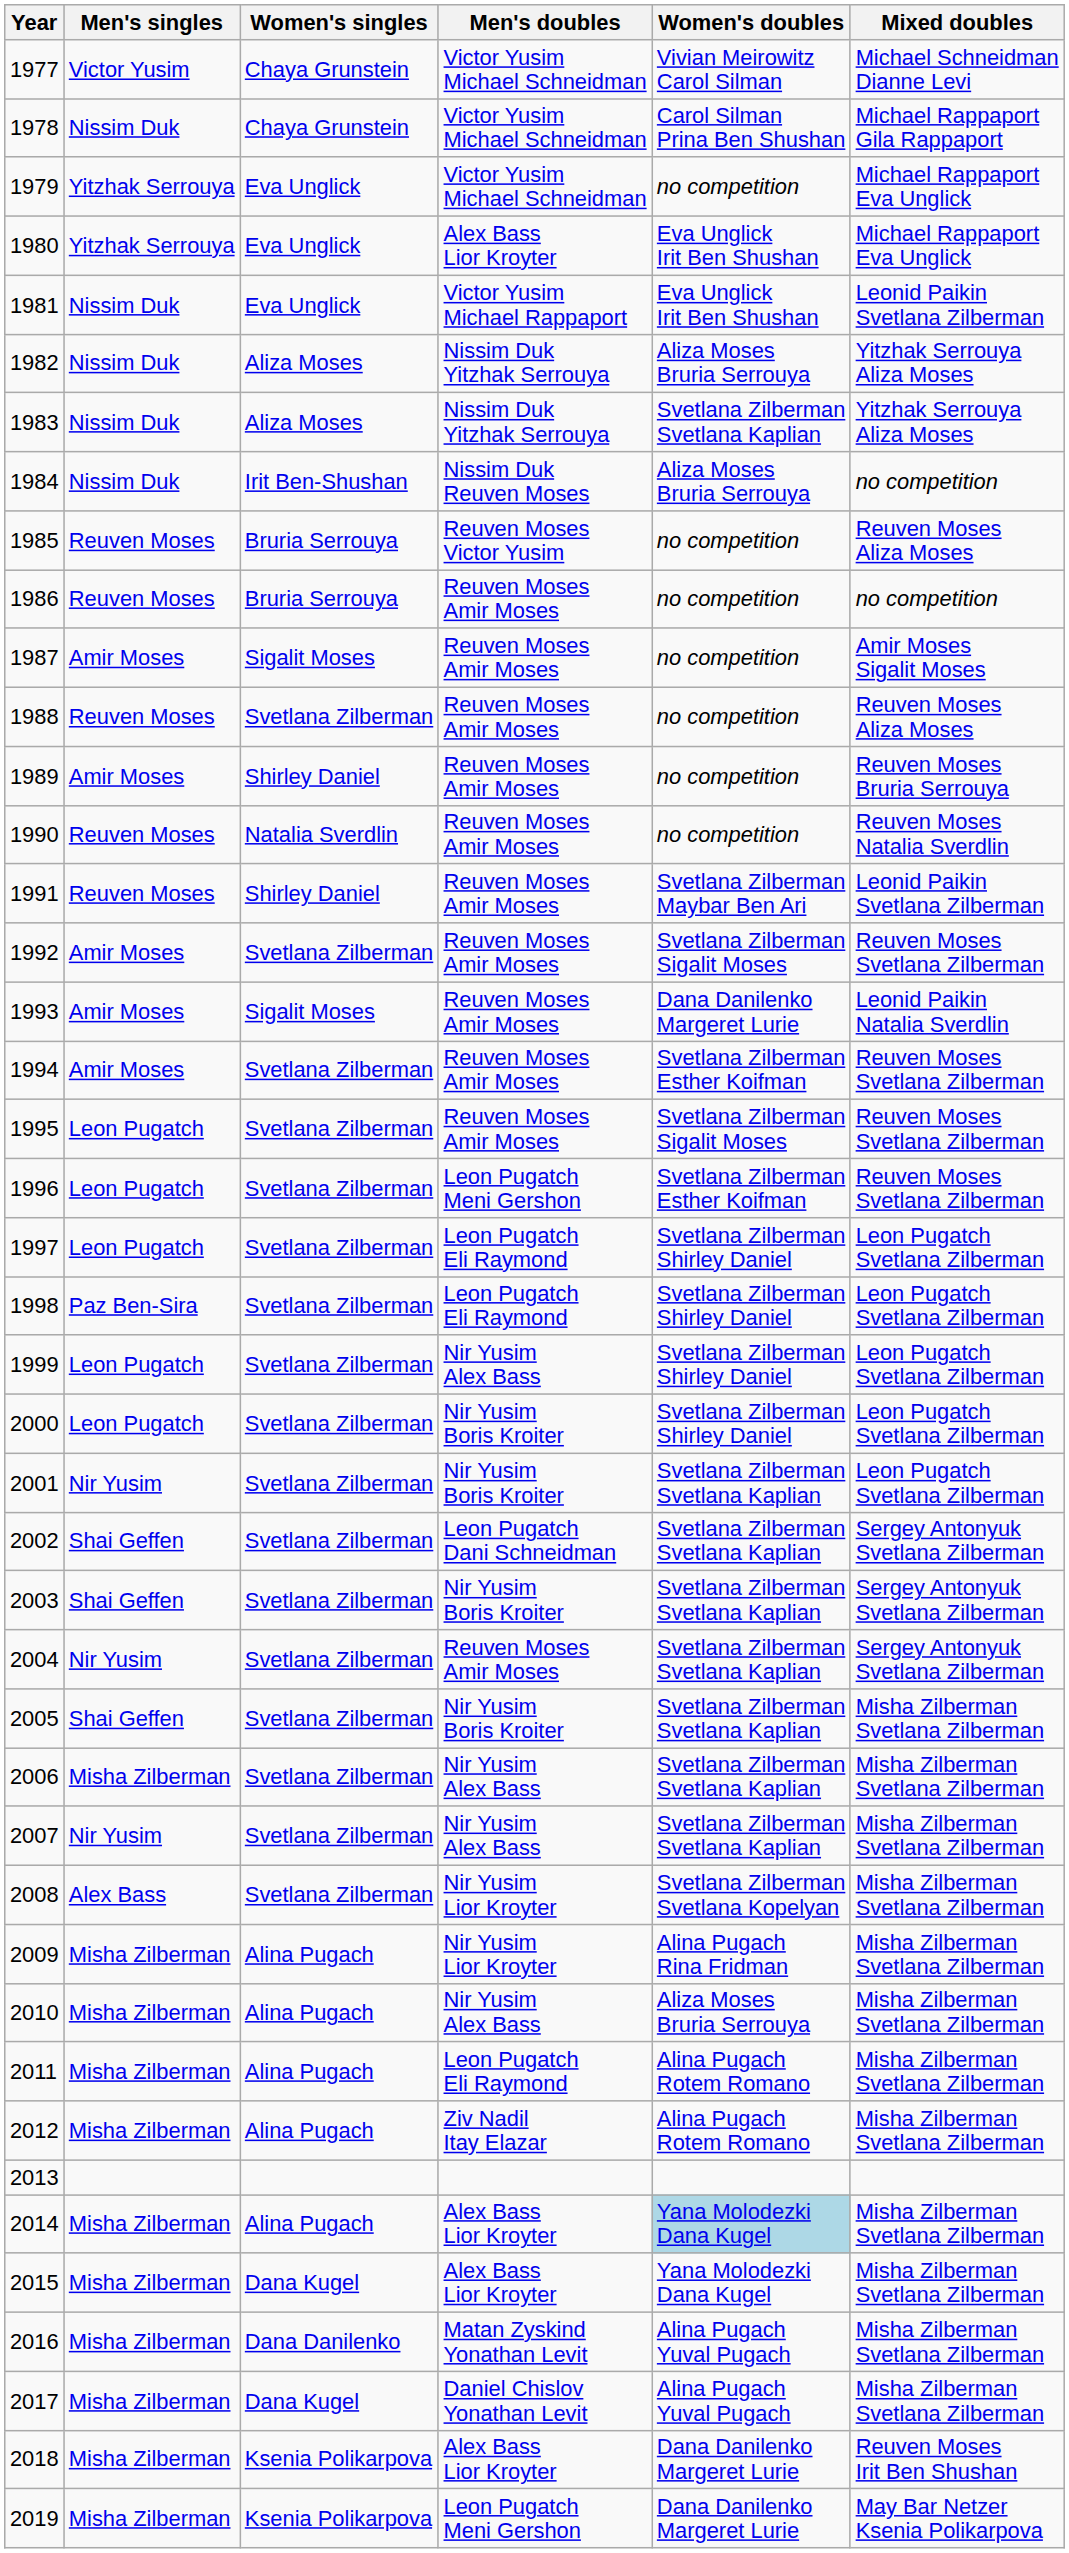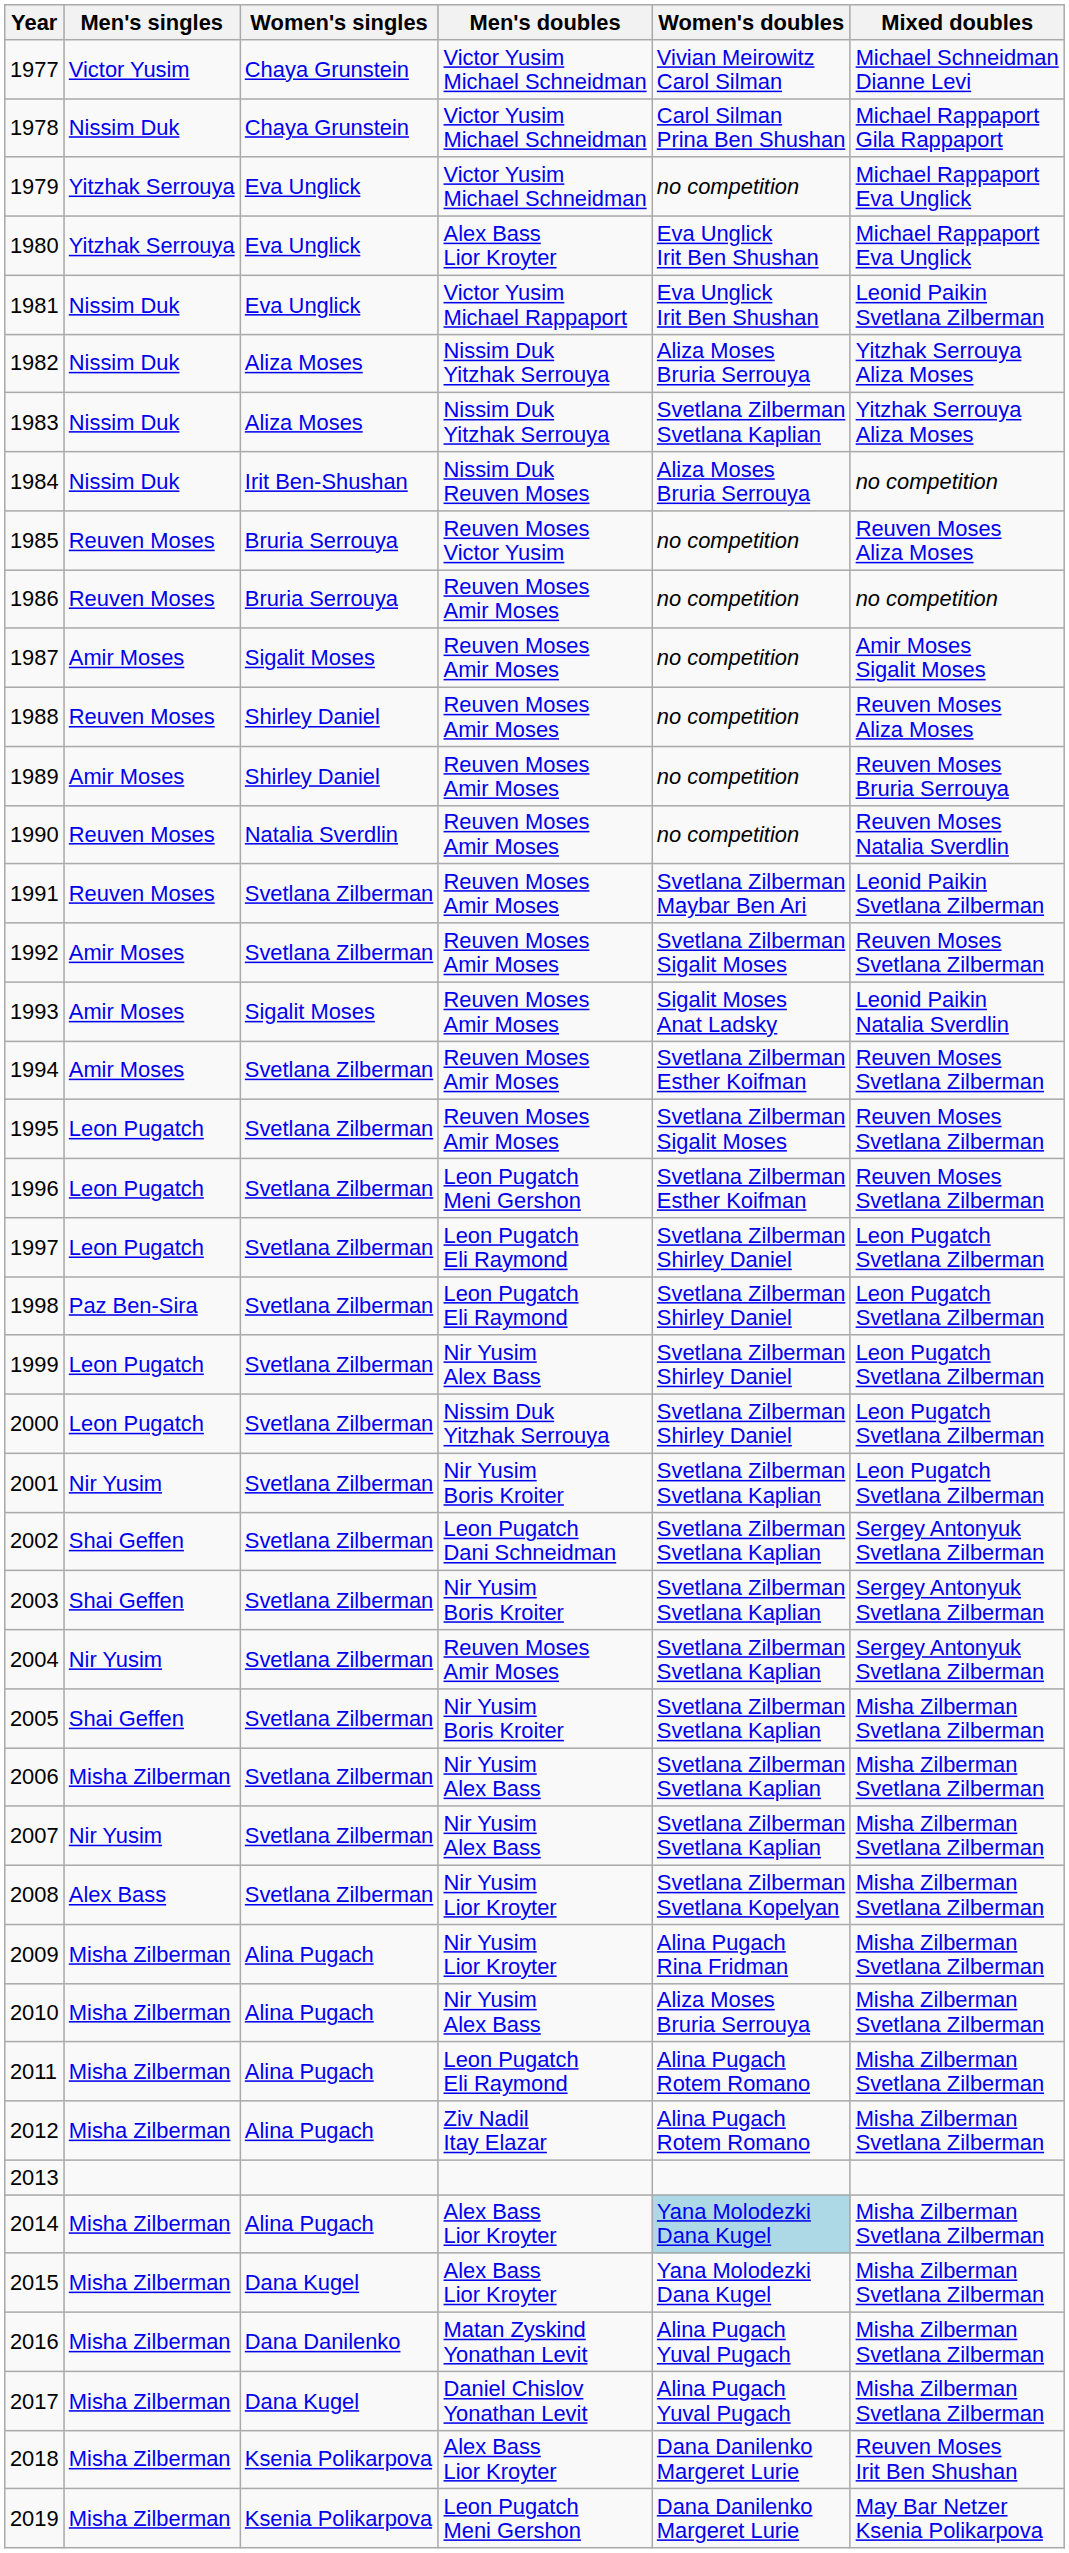(339, 717) Svetlana Zilberman -> (312, 717) Shirley Daniel
(312, 894) Shirley Daniel -> (339, 894) Svetlana Zilberman
(735, 1012) Dana Danilenko Margeret Lurie -> (722, 1012) Sigalit Moses Anat Ladsky
(504, 1424) Nir Yusim Boris Kroiter -> (526, 1424) Nissim Duk Yitzhak Serrouya
